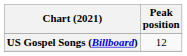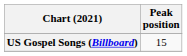(161, 42) 12 -> (161, 42) 15
